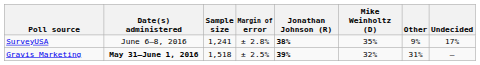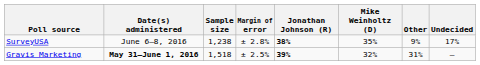(220, 41) 1,241 -> (220, 41) 1,238
